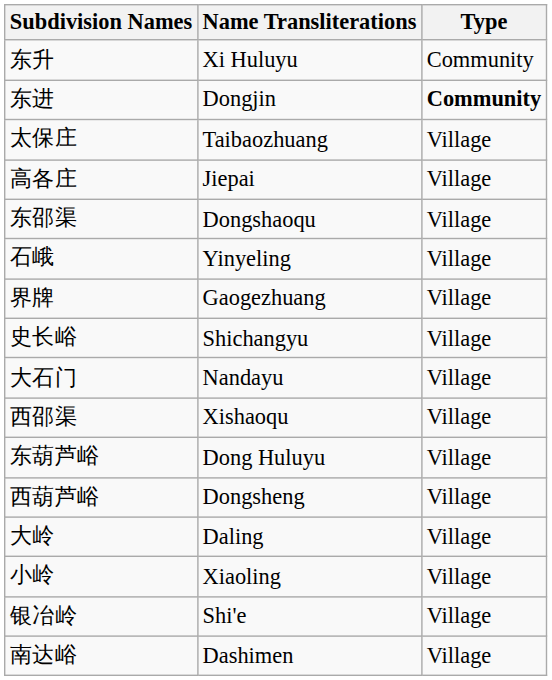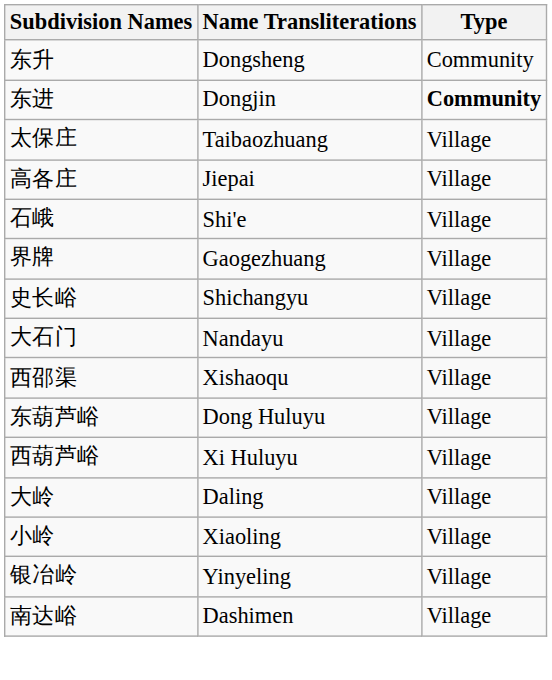(250, 59) Xi Huluyu -> (254, 59) Dongsheng
- row: (43, 218)
(247, 258) Yinyeling -> (224, 218) Shi'e
(254, 496) Dongsheng -> (250, 457) Xi Huluyu
(224, 616) Shi'e -> (247, 576) Yinyeling
